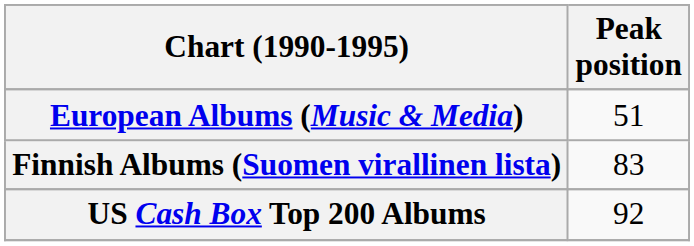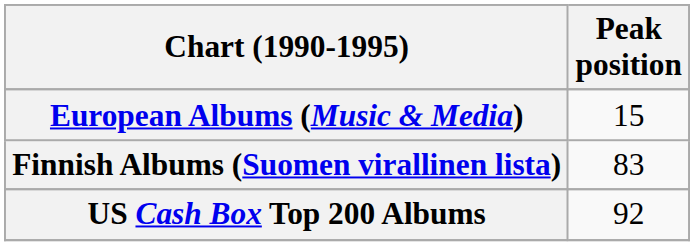(629, 114) 51 -> (629, 114) 15
